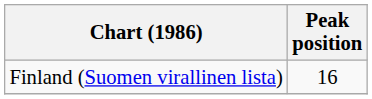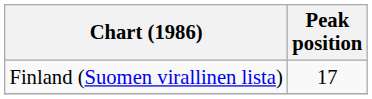(327, 76) 16 -> (327, 76) 17
